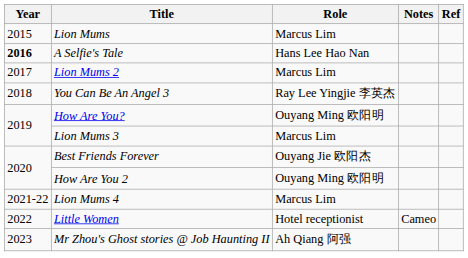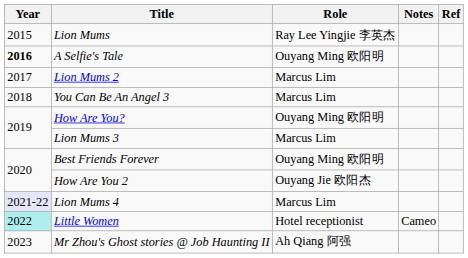(305, 33) Marcus Lim -> (335, 34) Ray Lee Yingjie 李英杰
(322, 53) Hans Lee Hao Nan -> (330, 56) Ouyang Ming 欧阳明
(335, 93) Ray Lee Yingjie 李英杰 -> (305, 97) Marcus Lim
(323, 156) Ouyang Jie 欧阳杰 -> (330, 158) Ouyang Ming 欧阳明
(330, 178) Ouyang Ming 欧阳明 -> (323, 180) Ouyang Jie 欧阳杰
(28, 199) no background -> (28, 201) lavender background
(20, 218) no background -> (20, 221) paleturquoise background
